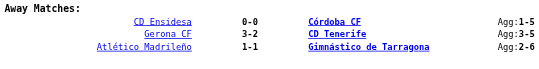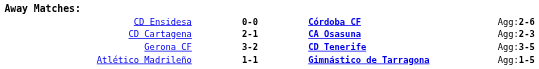(516, 22) Agg:1-5 -> (516, 22) Agg:2-6
+ row: (160, 34)
(516, 47) Agg:2-6 -> (516, 60) Agg:1-5
